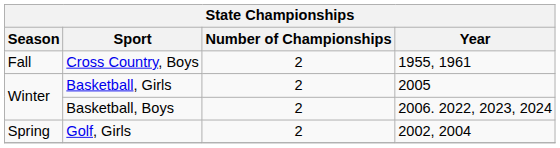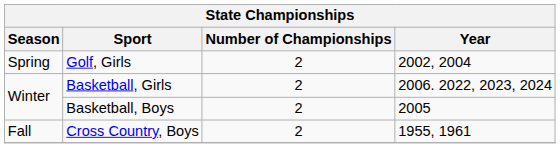rows swapped: (133, 62) <-> (99, 131)
(414, 85) 2005 -> (475, 85) 2006. 2022, 2023, 2024
(475, 108) 2006. 2022, 2023, 2024 -> (414, 108) 2005
